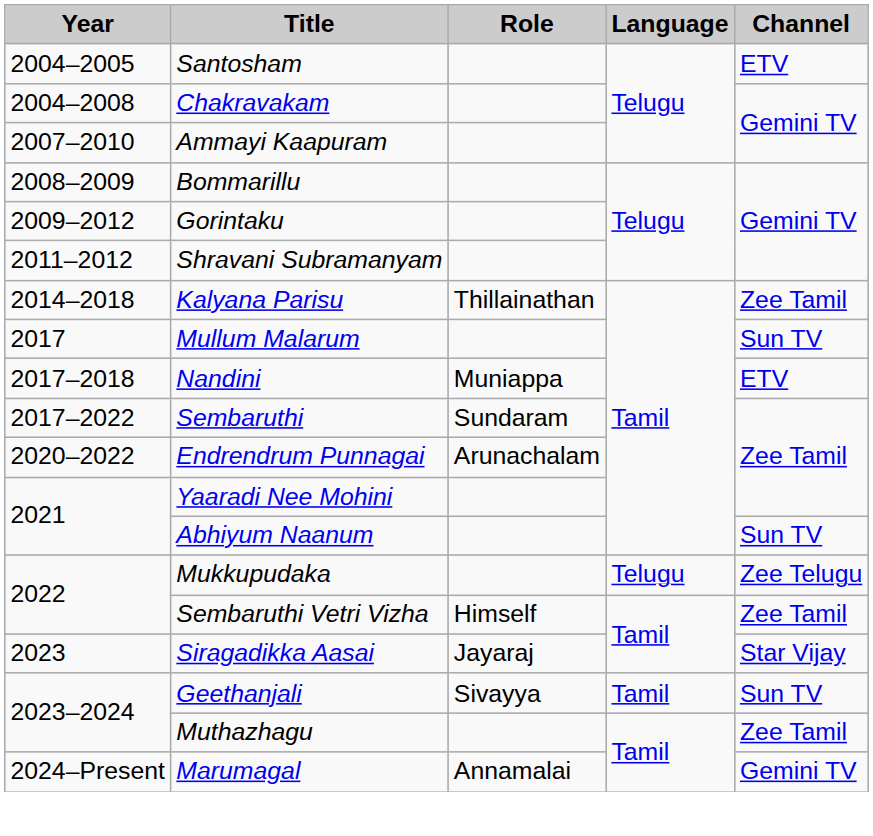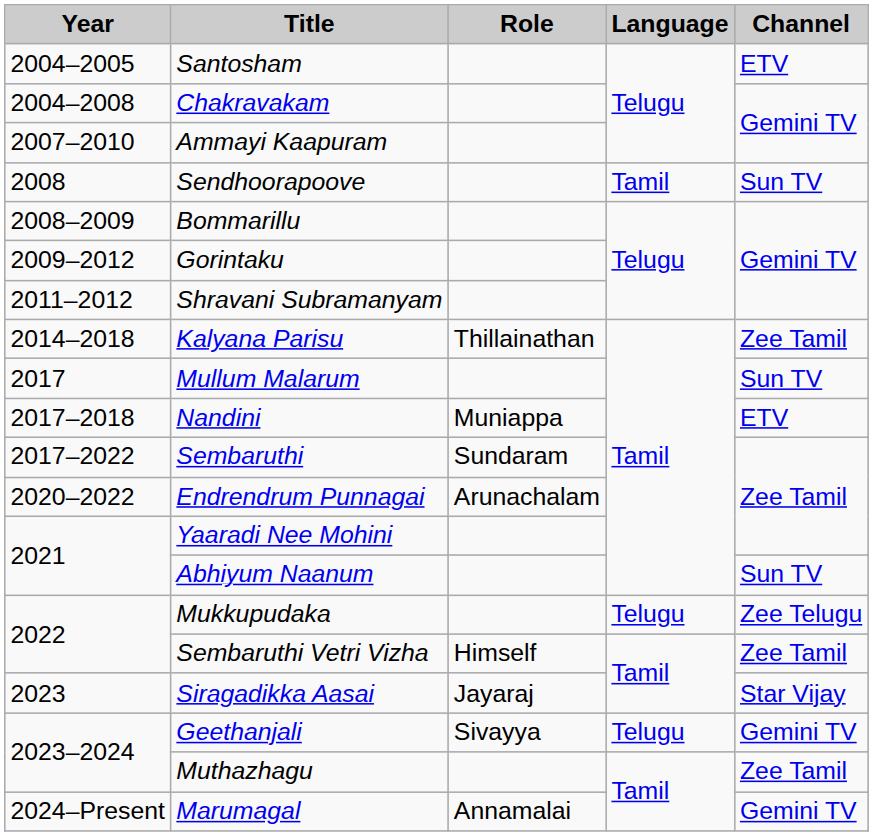+ row: (271, 181)
(640, 692) Tamil -> (648, 732) Telugu
(781, 692) Sun TV -> (798, 732) Gemini TV
